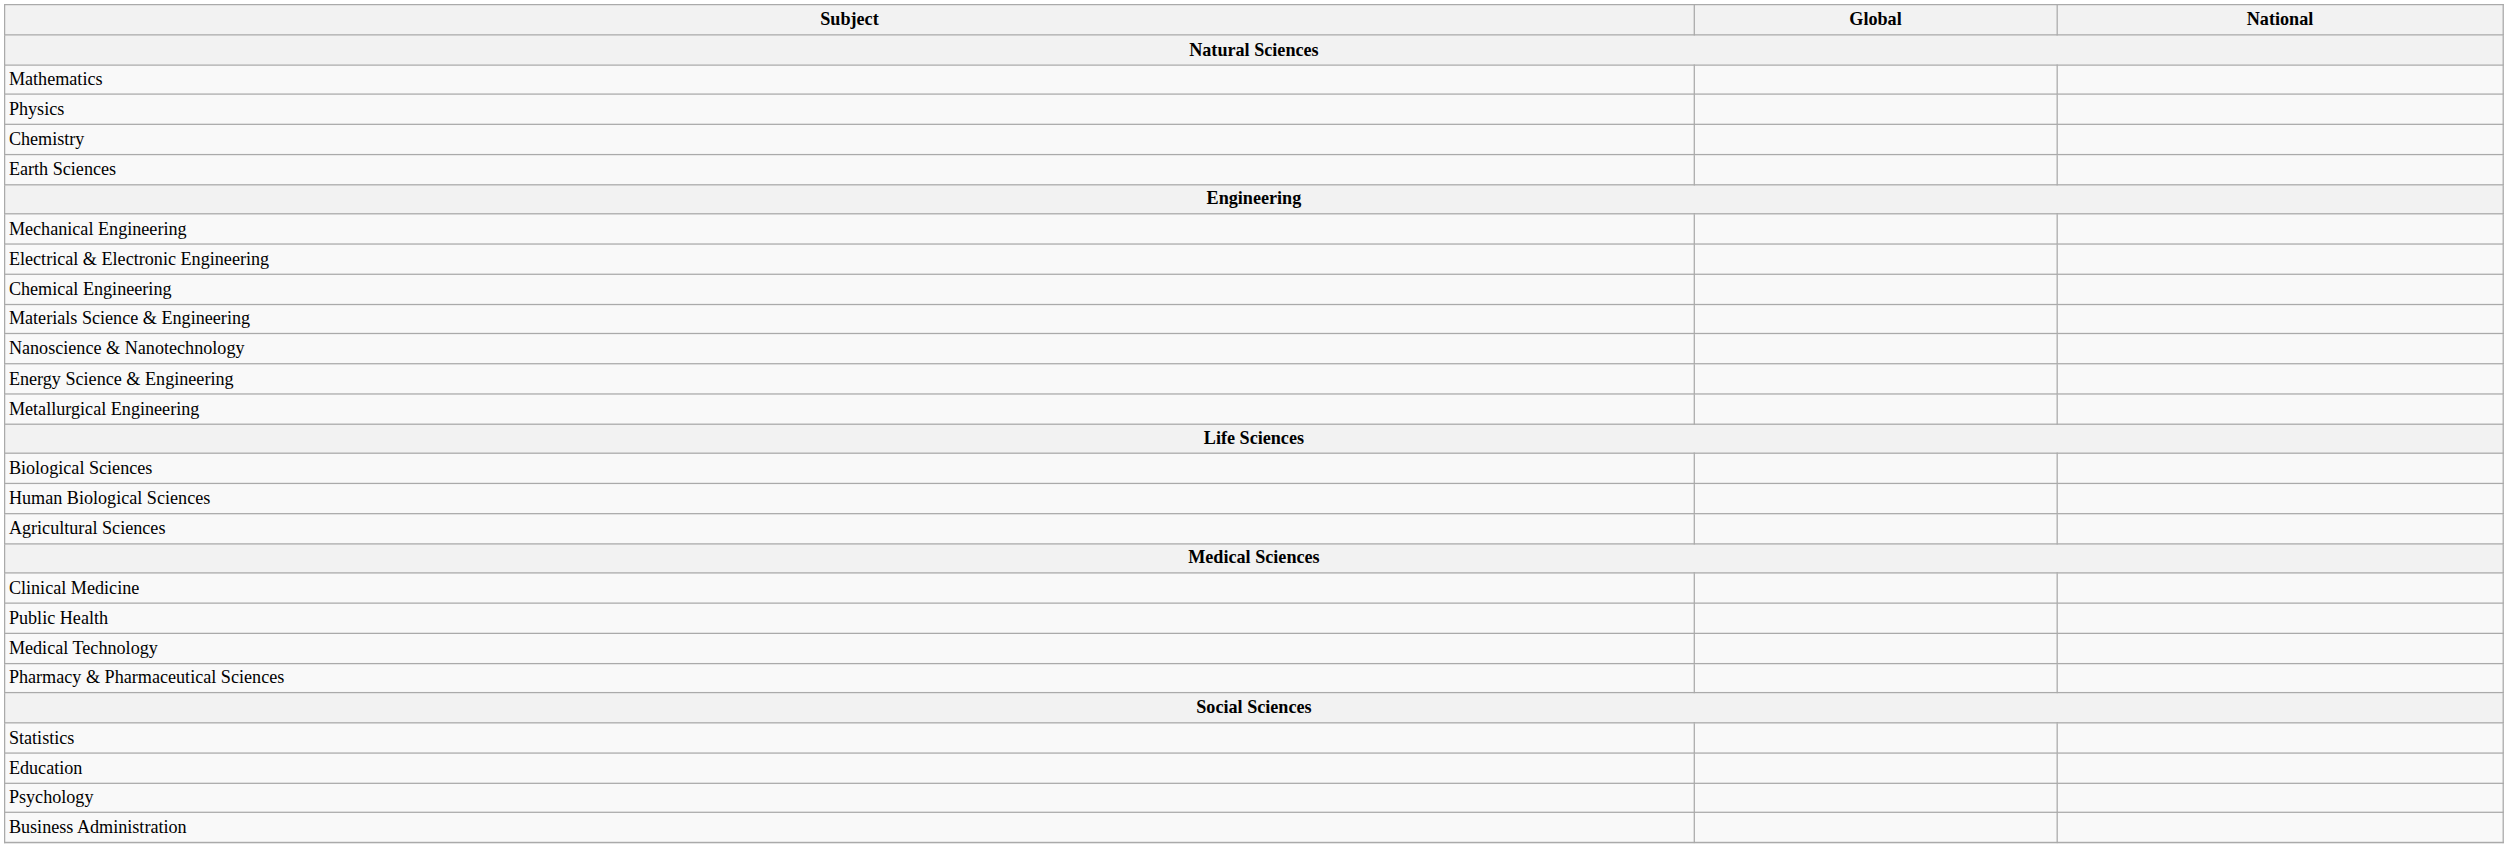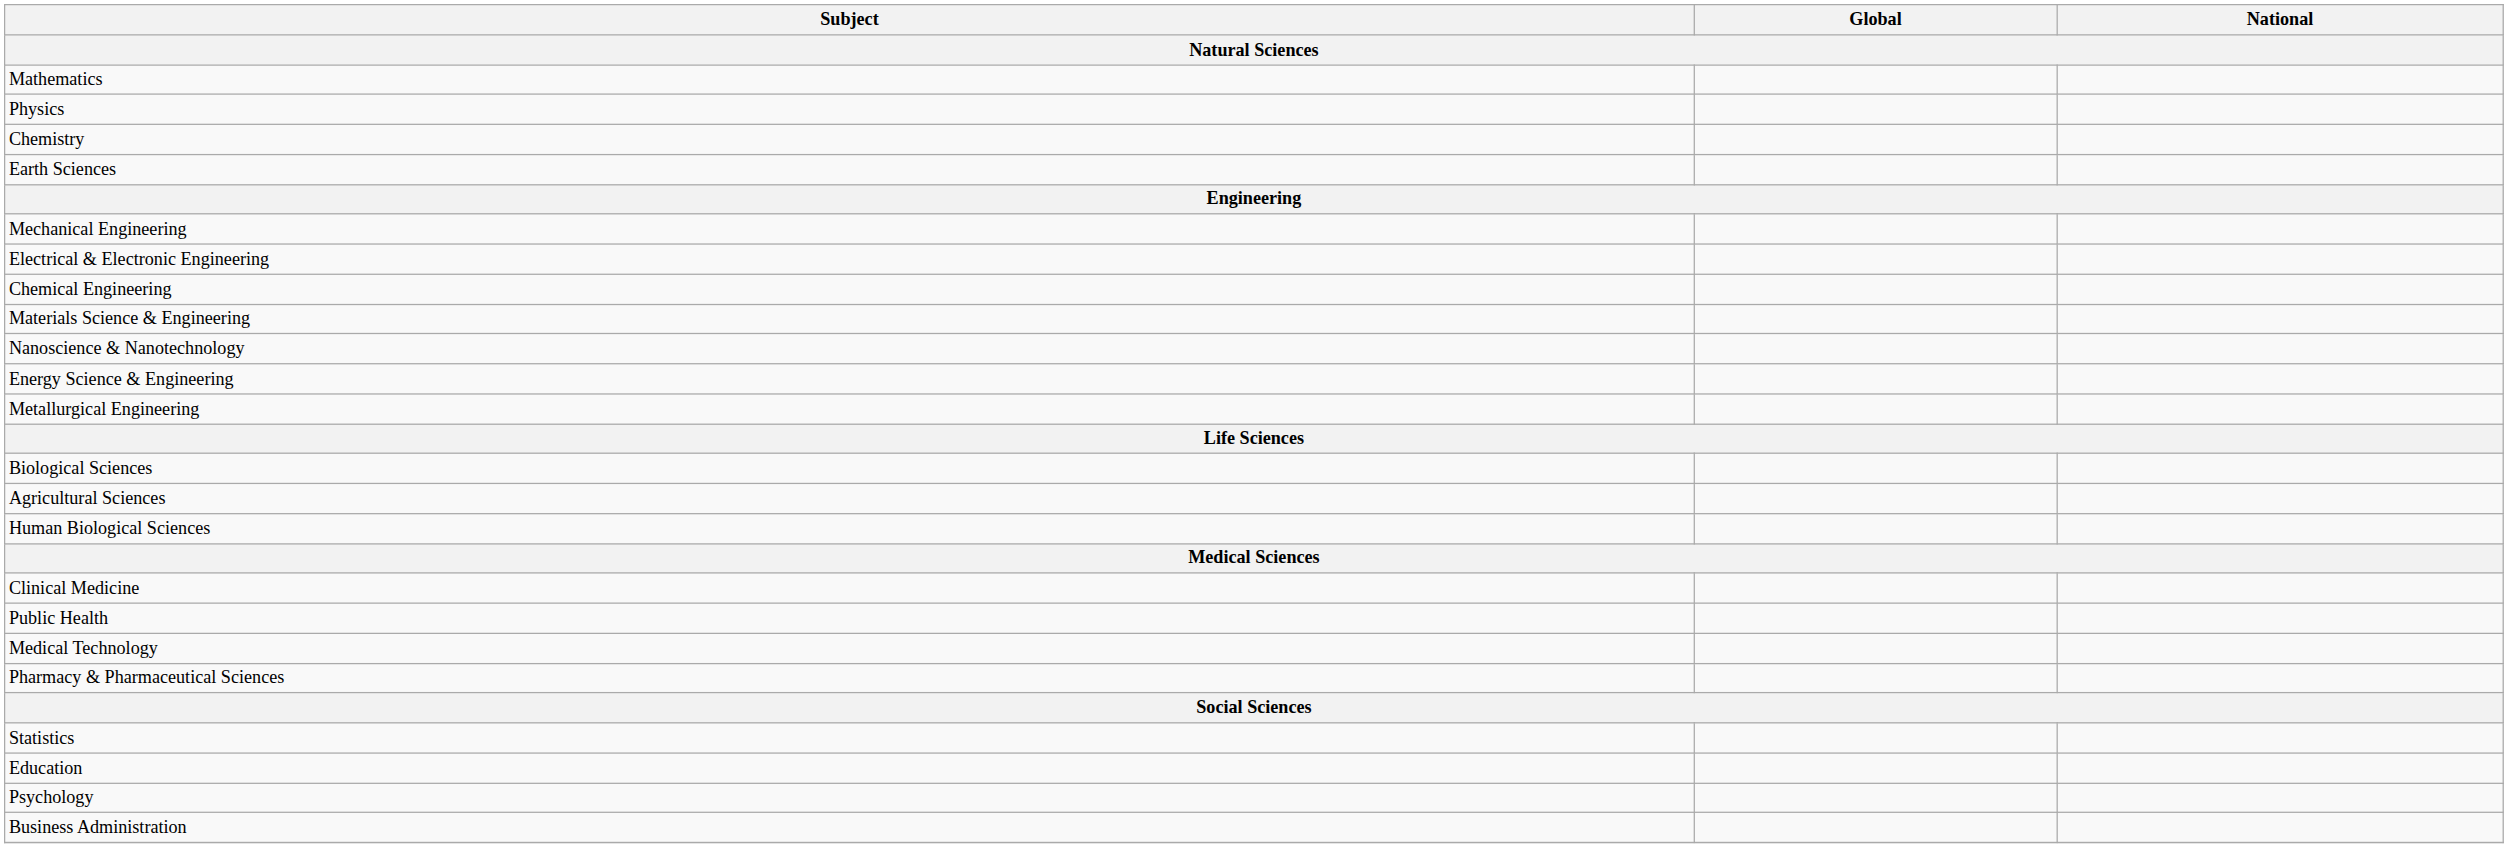rows swapped: (110, 498) <-> (87, 528)
